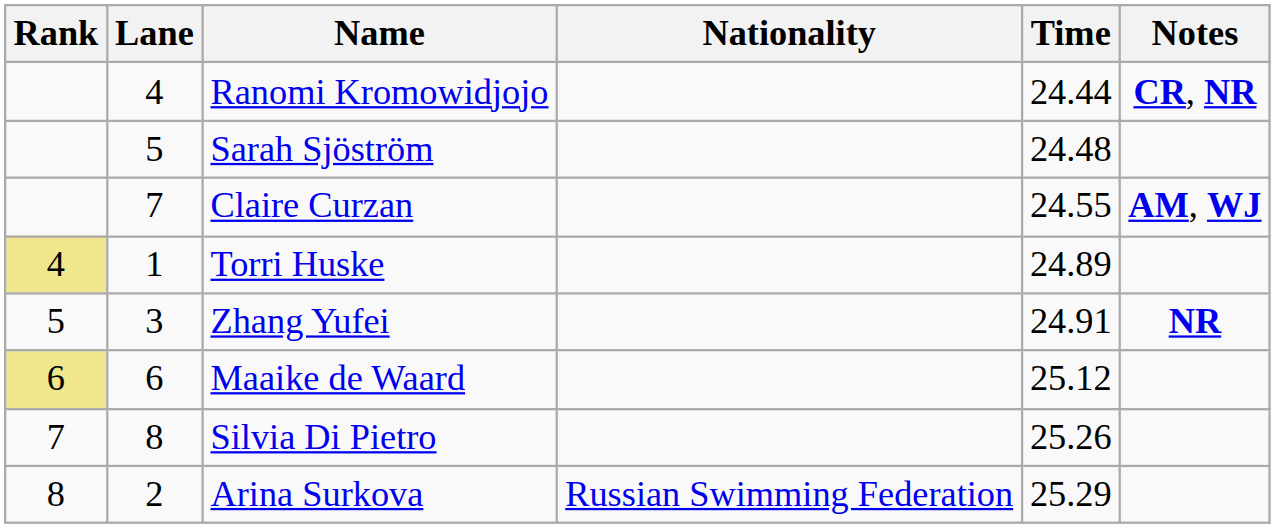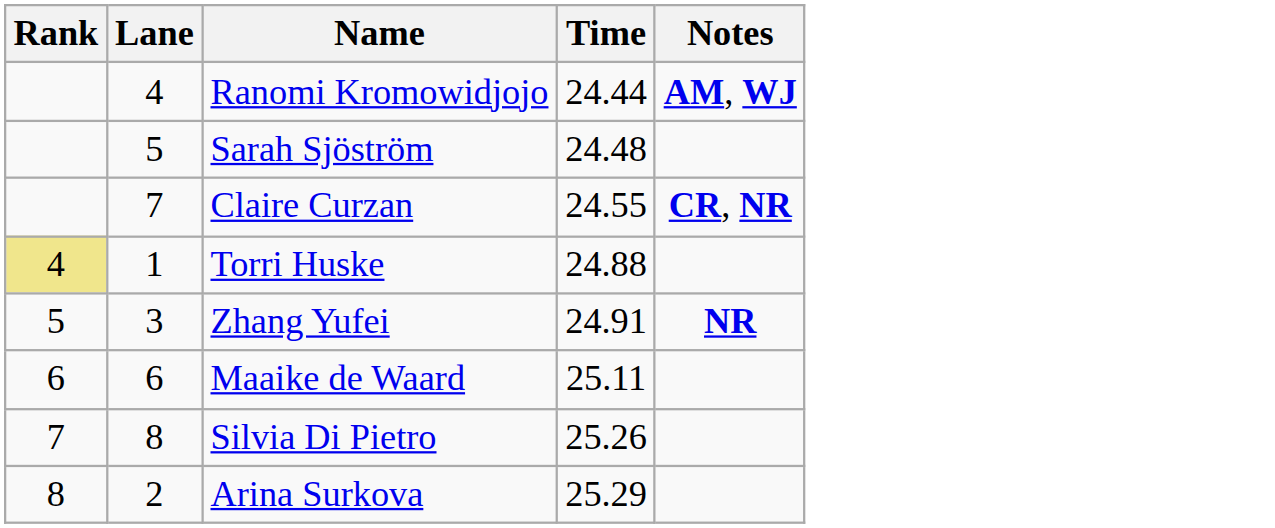- column: (789, 33)
(1195, 90) CR, NR -> (730, 90) AM, WJ
(1195, 206) AM, WJ -> (730, 206) CR, NR
(1071, 263) 24.89 -> (606, 263) 24.88
(56, 378) khaki background -> (56, 378) no background
(1071, 378) 25.12 -> (606, 378) 25.11
